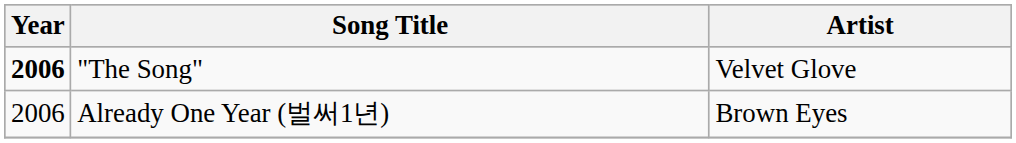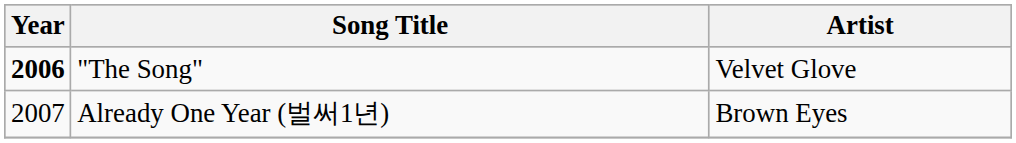(38, 113) 2006 -> (38, 113) 2007
